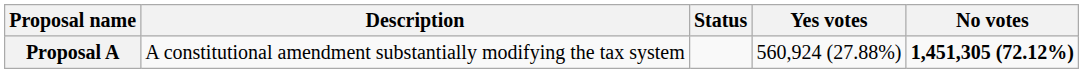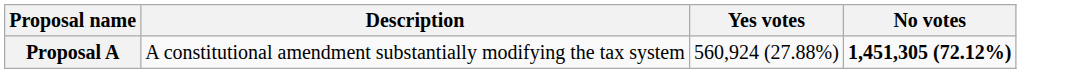- column: (721, 20)
